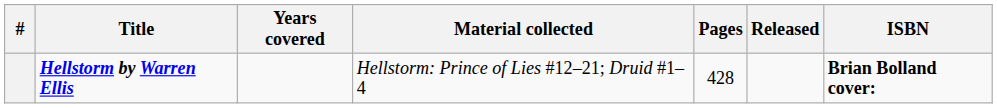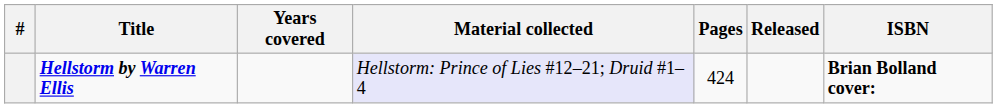(520, 78) no background -> (520, 78) lavender background
(721, 78) 428 -> (721, 78) 424
